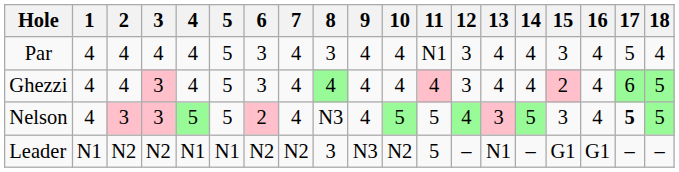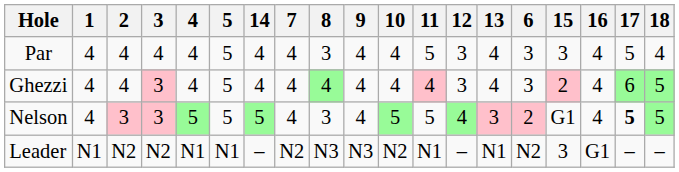columns swapped: (262, 20) <-> (531, 20)
(434, 53) N1 -> (430, 53) 5
(331, 118) N3 -> (326, 118) 3
(563, 118) 3 -> (563, 118) G1
(331, 150) 3 -> (326, 150) N3
(434, 150) 5 -> (430, 150) N1
(563, 150) G1 -> (563, 150) 3
